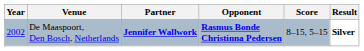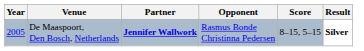(16, 33) 2002 -> (16, 33) 2005
(242, 33) bold -> (238, 33) normal
